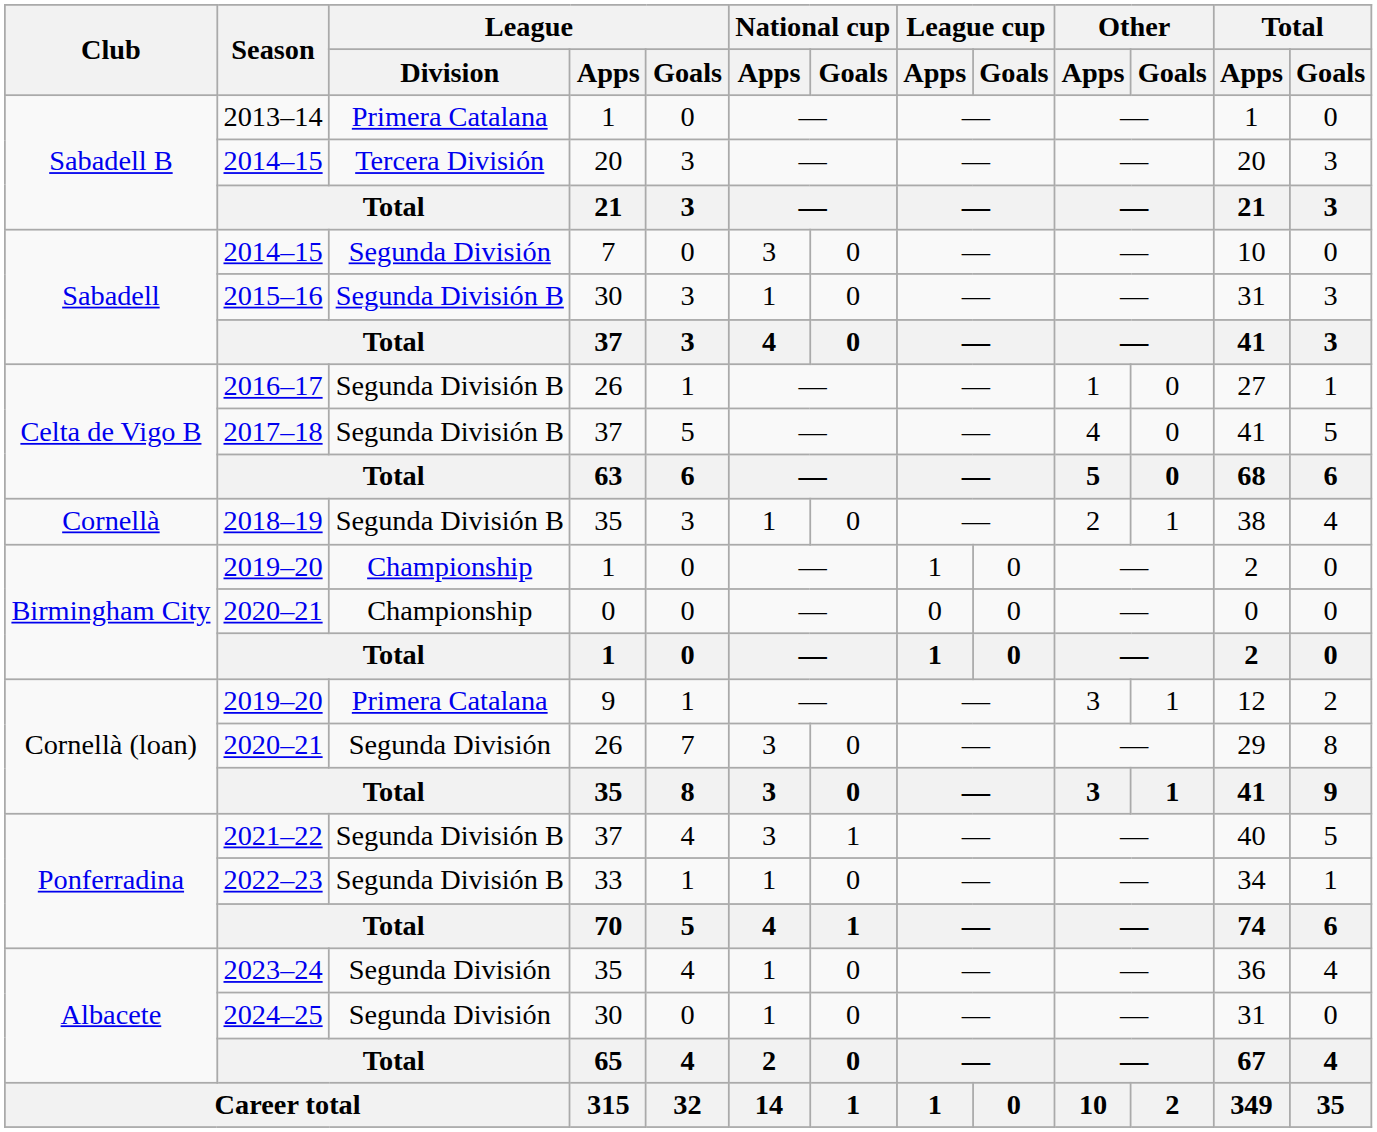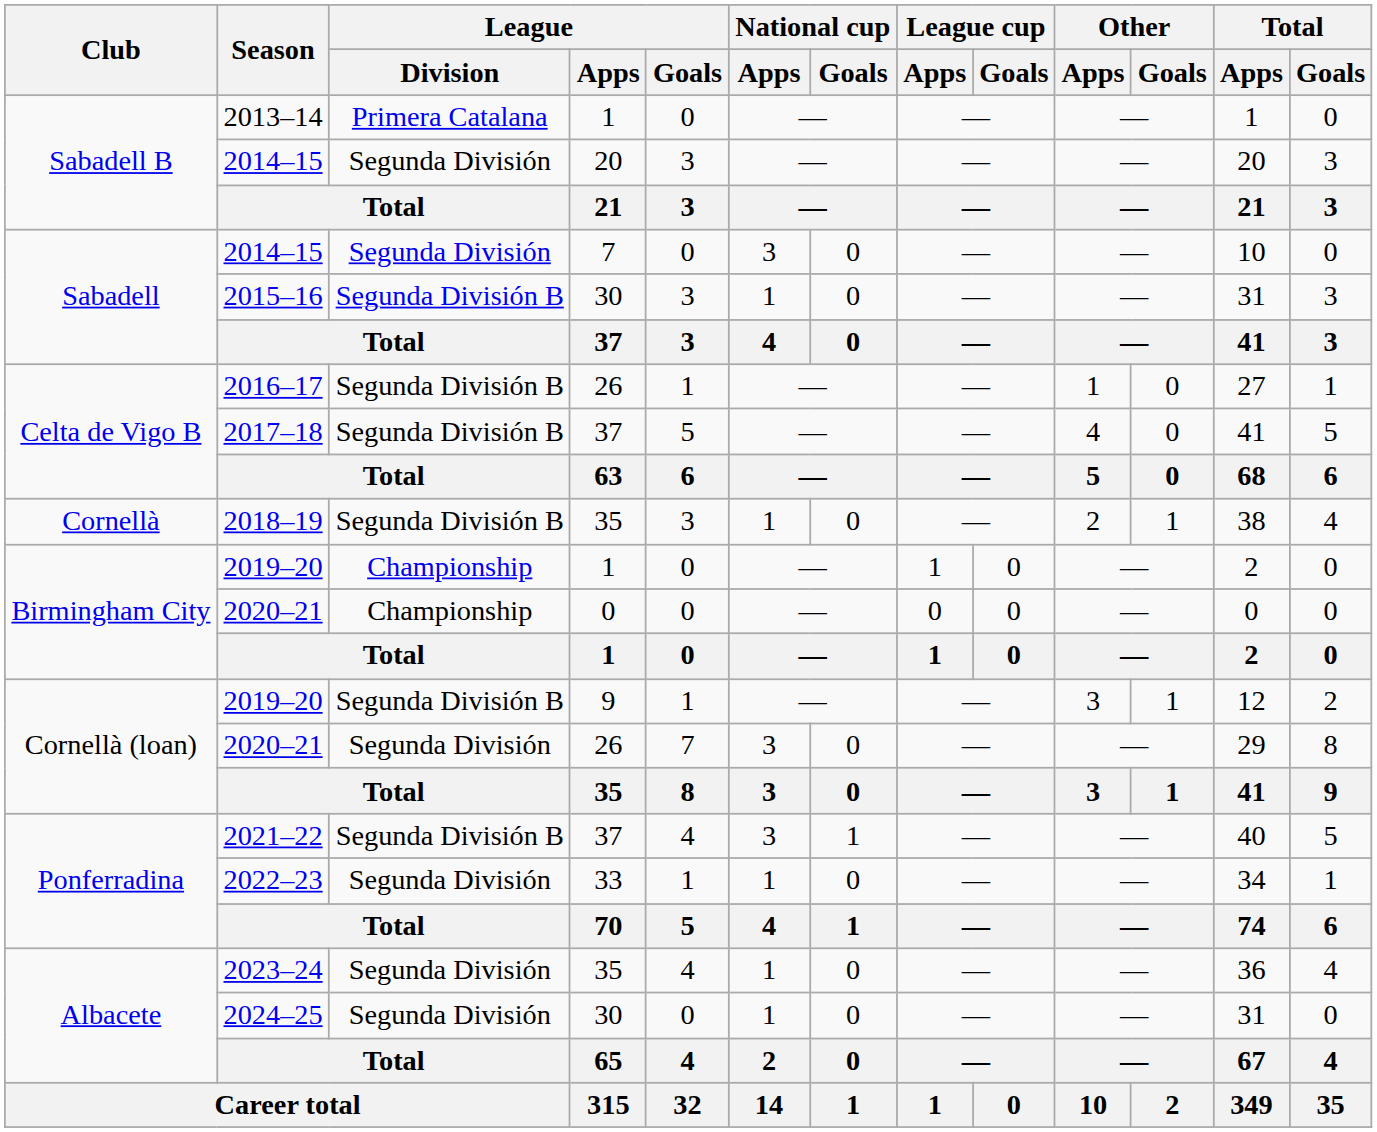(450, 161) Tercera División -> (450, 161) Segunda División
(450, 700) Primera Catalana -> (450, 700) Segunda División B
(450, 880) Segunda División B -> (450, 880) Segunda División
